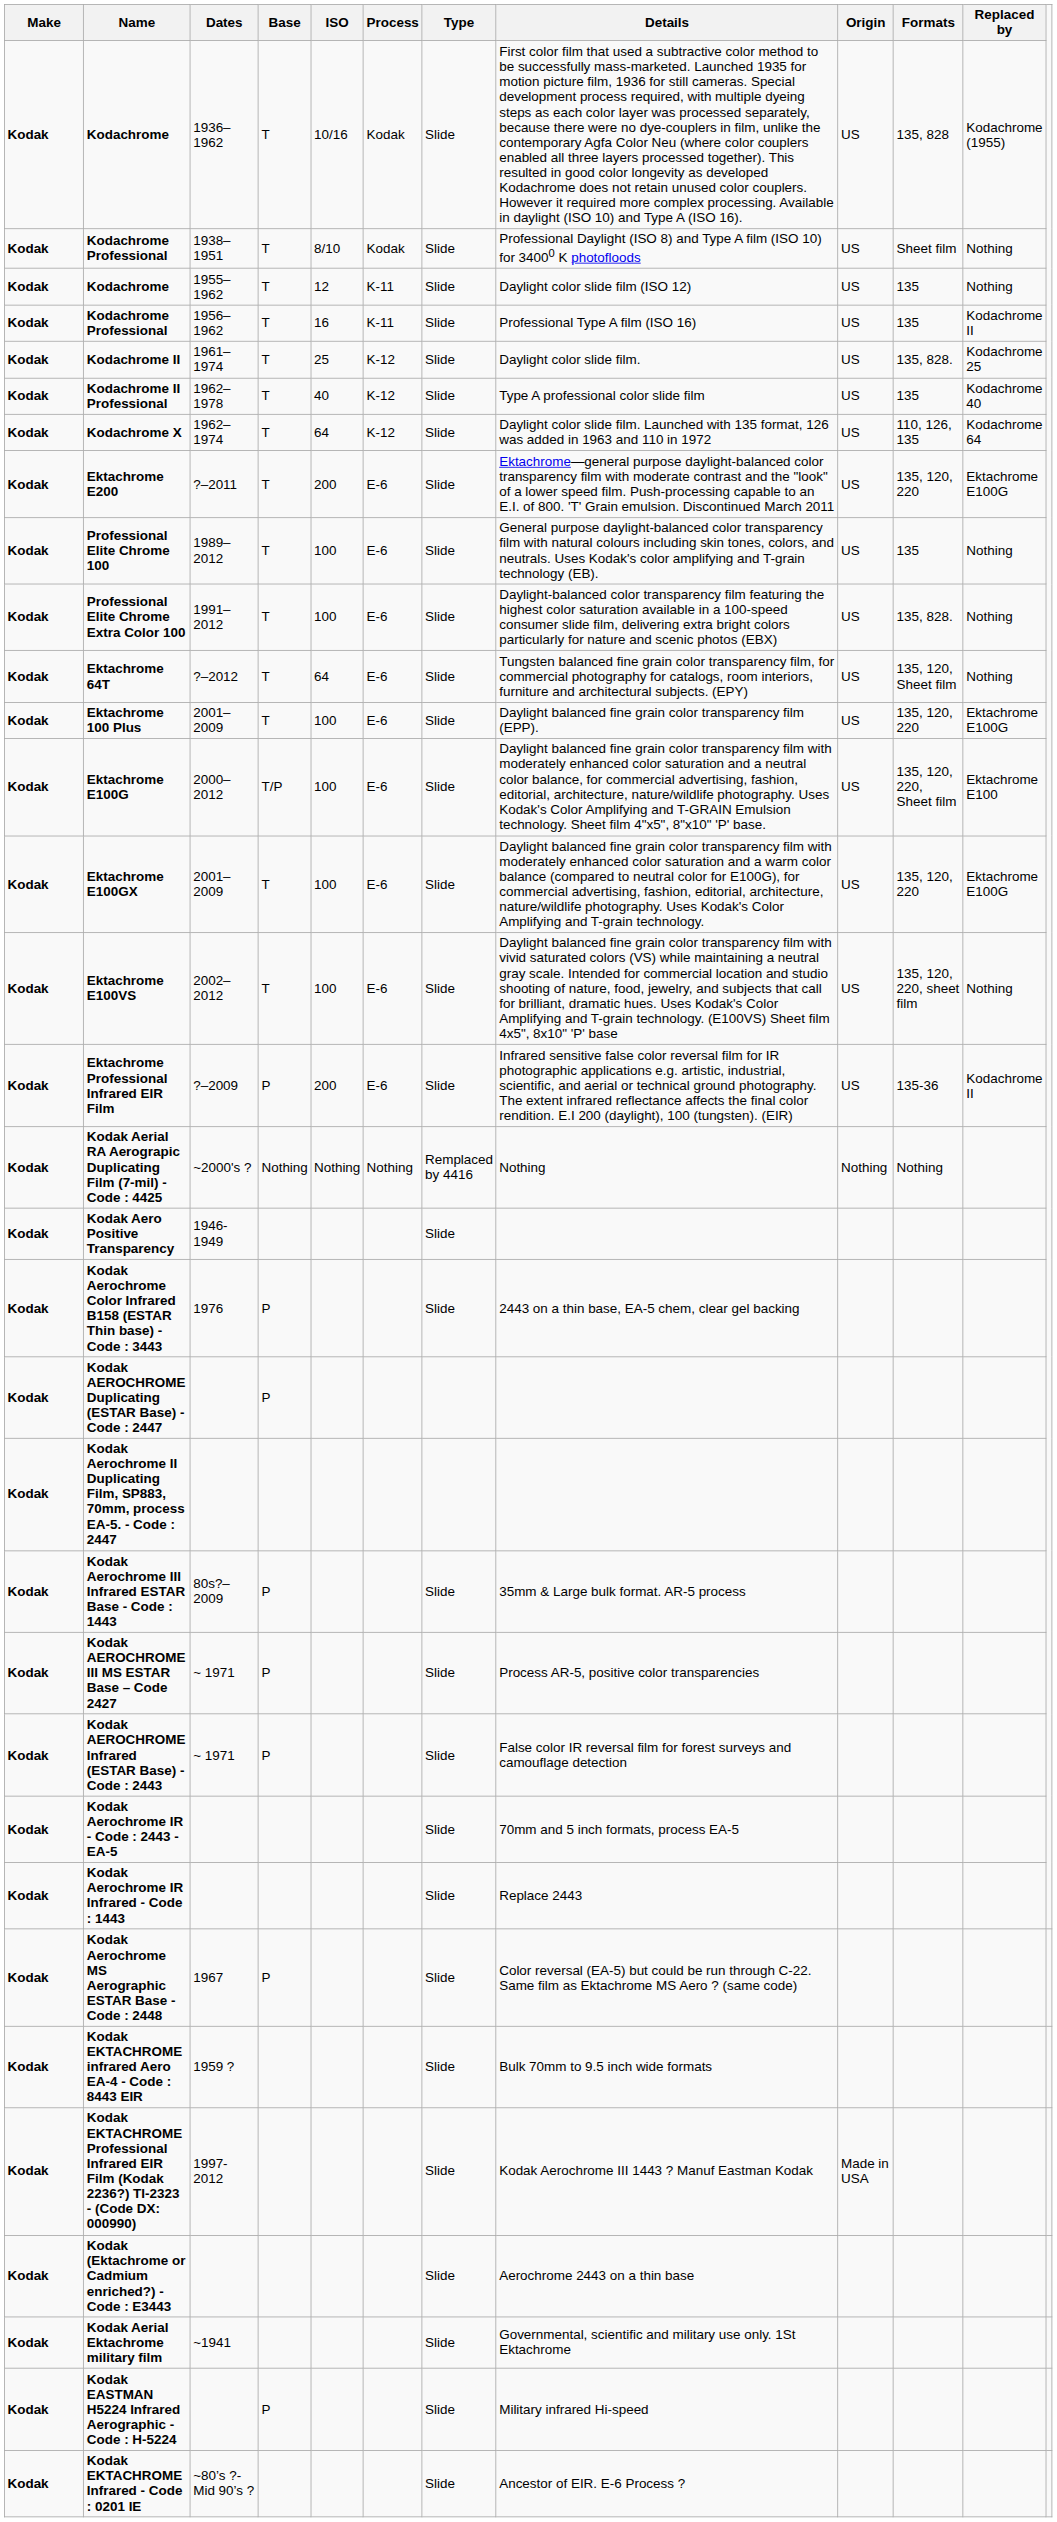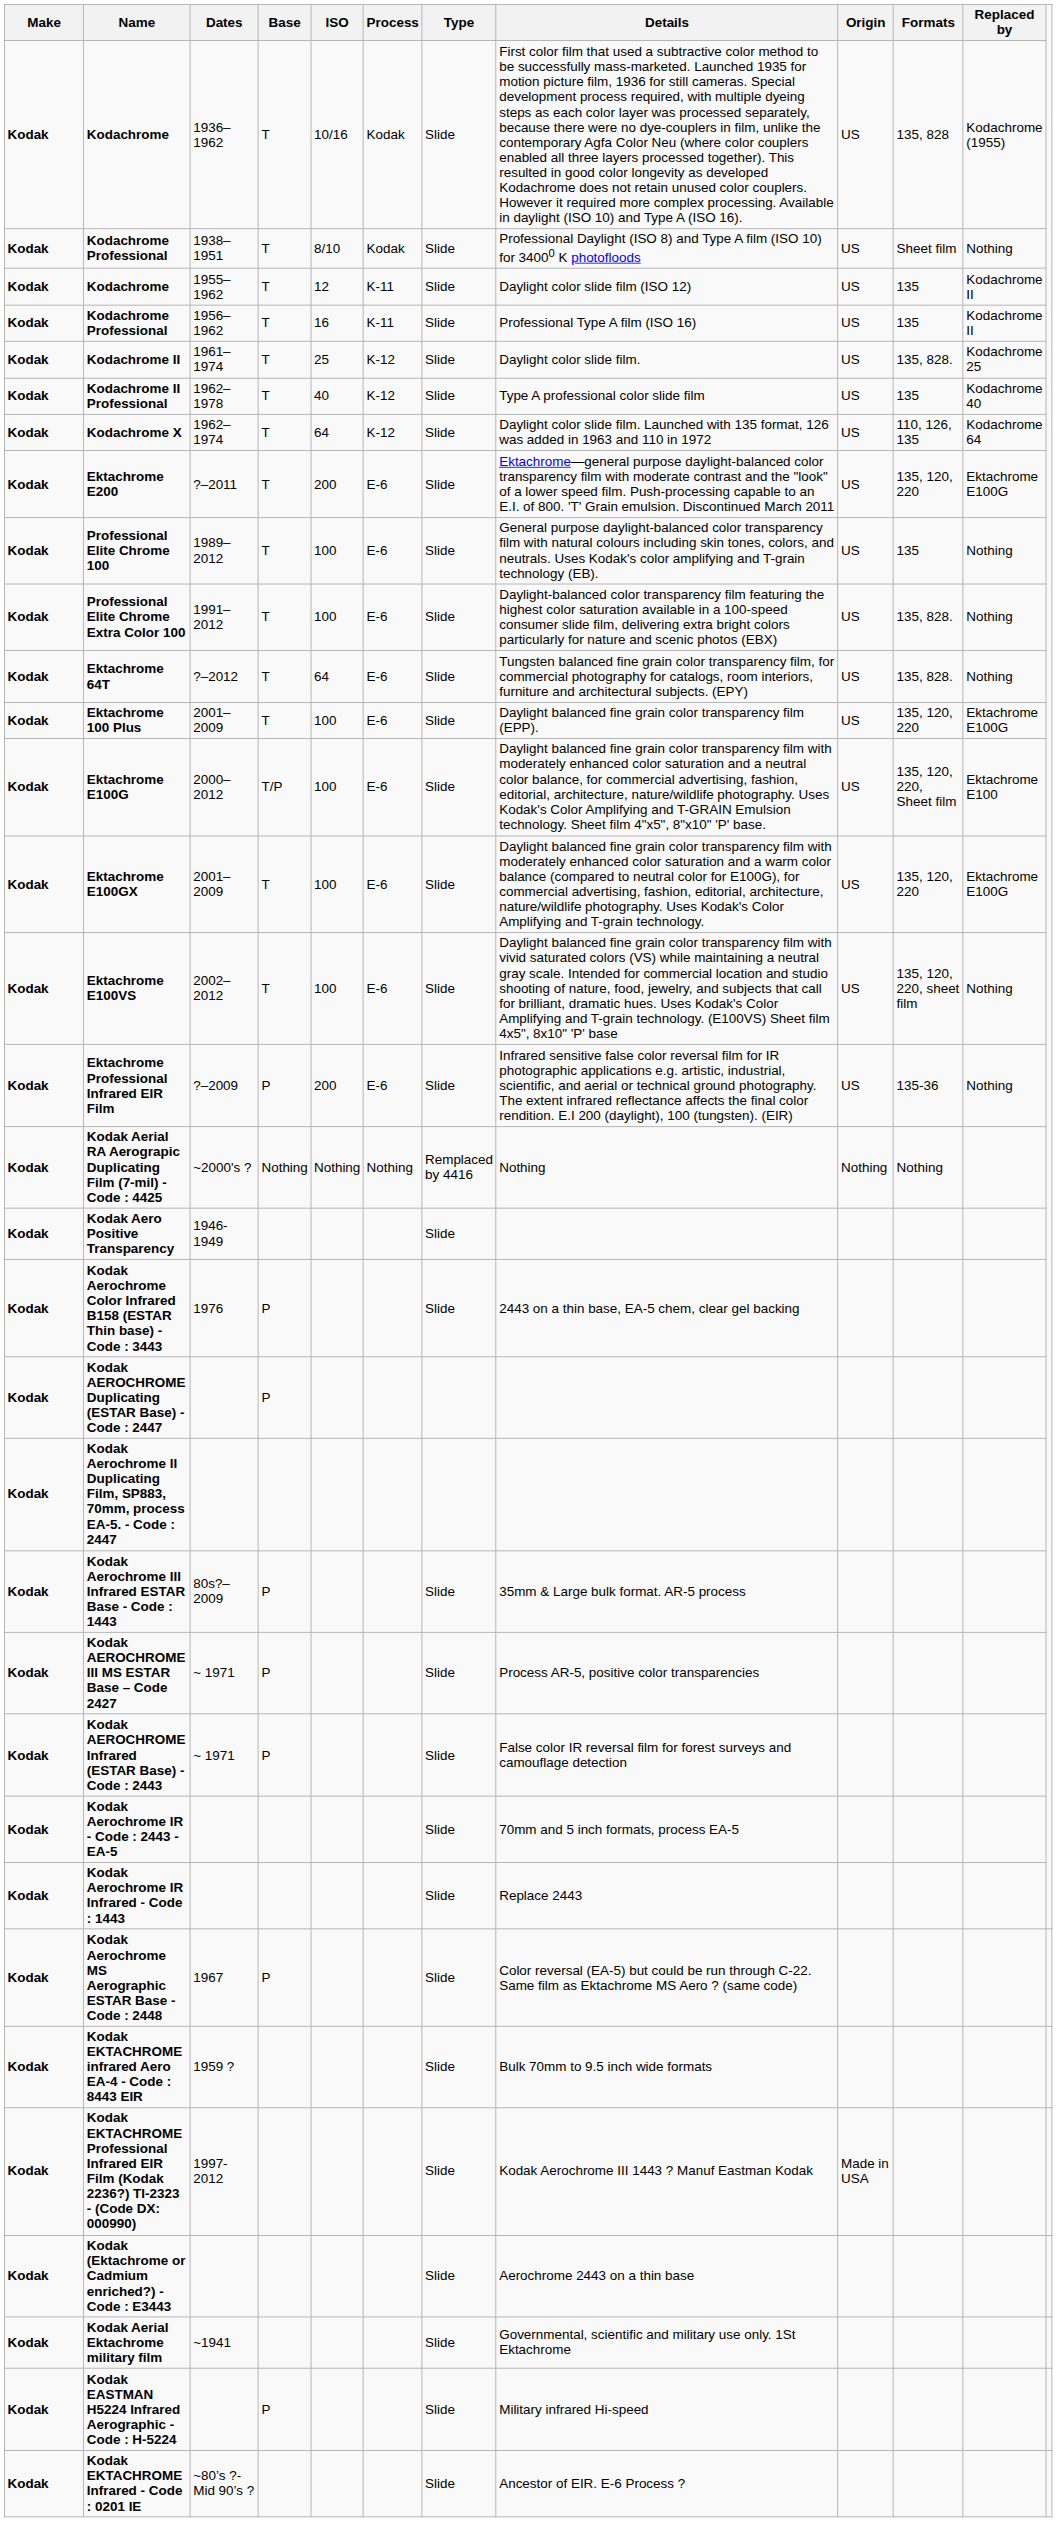(990, 286) Nothing -> (1004, 286) Kodachrome II
(926, 676) 135, 120, Sheet film -> (925, 676) 135, 828.
(1004, 1085) Kodachrome II -> (990, 1085) Nothing
